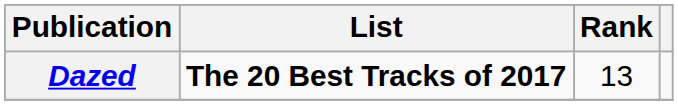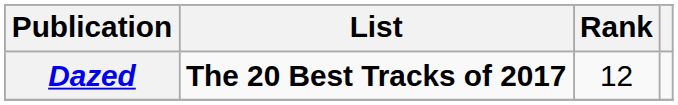(616, 75) 13 -> (616, 75) 12
